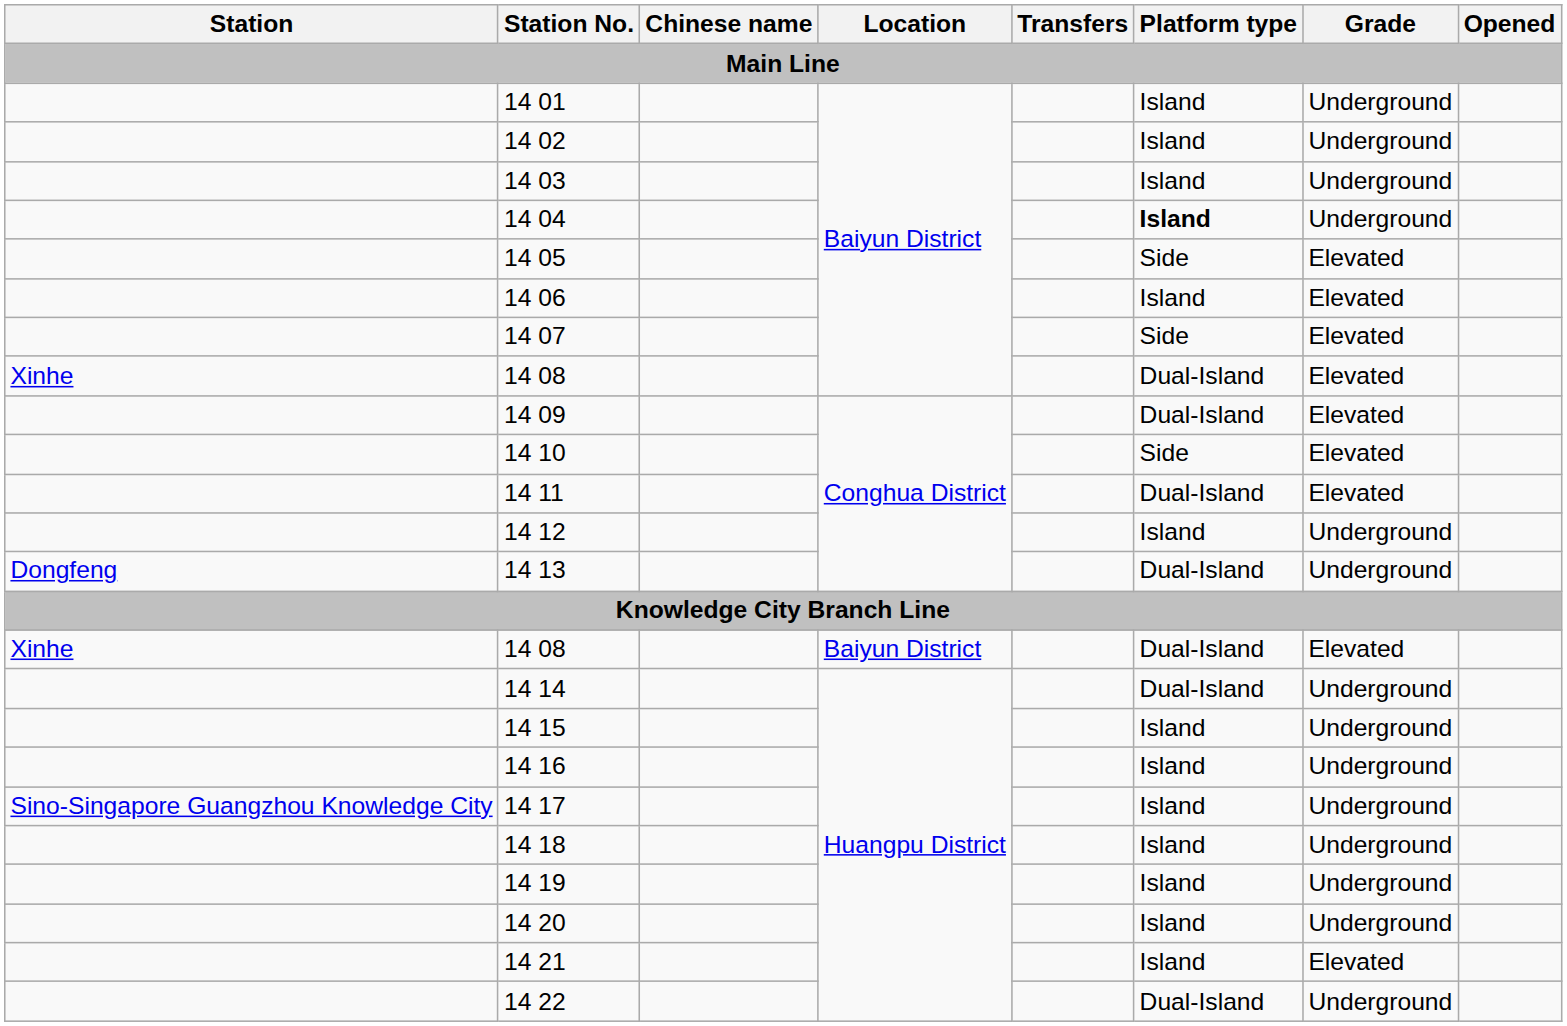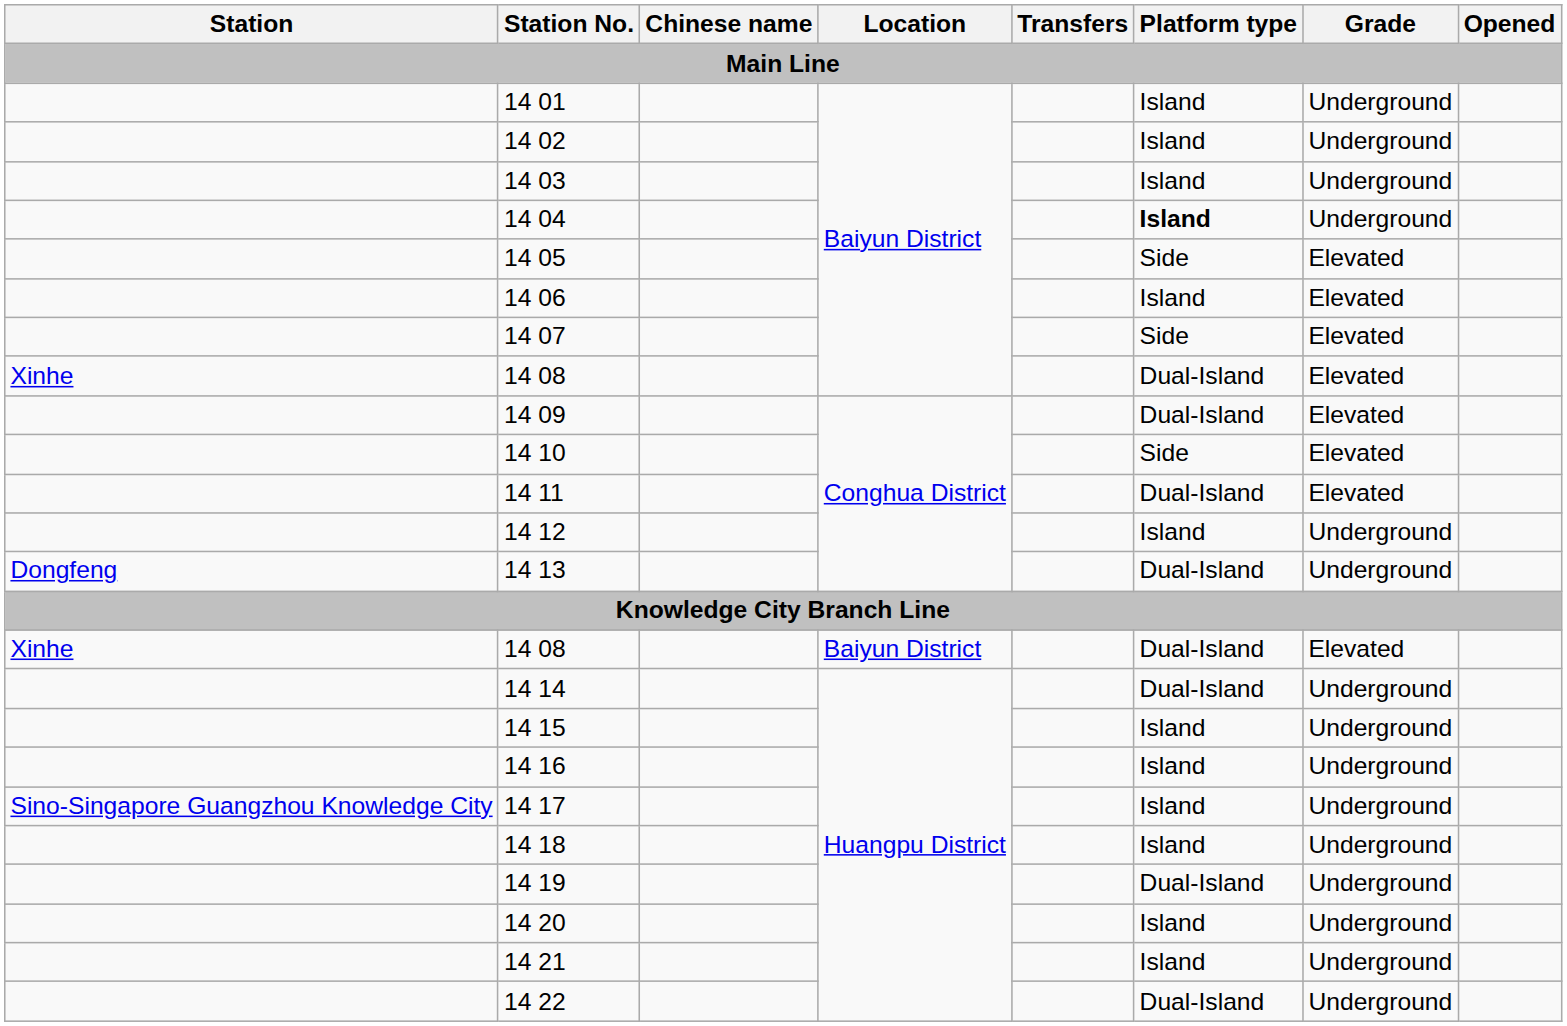(1172, 883) Island -> (1202, 883) Dual-Island
(1356, 961) Elevated -> (1380, 961) Underground
